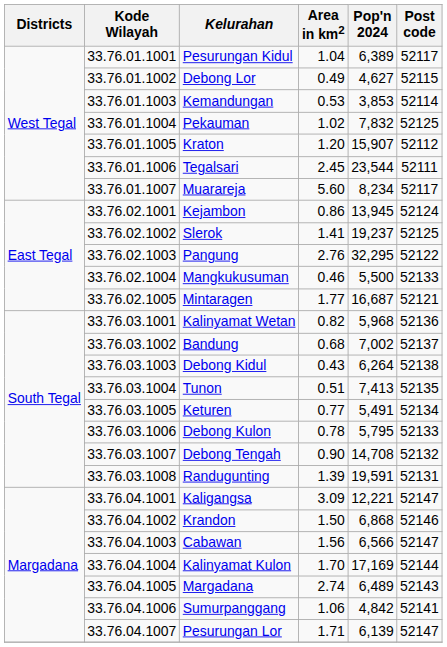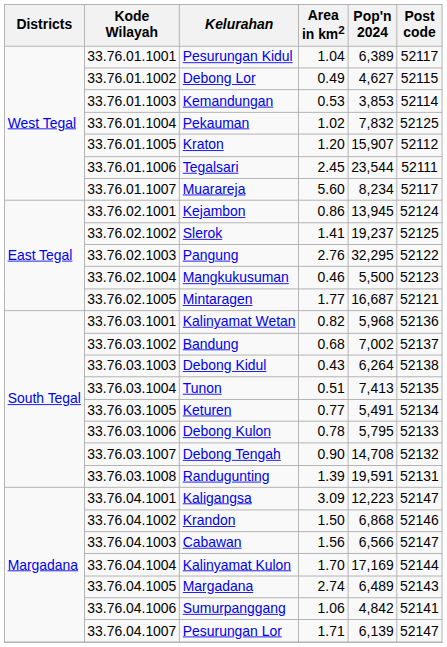(419, 277) 52133 -> (419, 277) 52123
(372, 498) 12,221 -> (372, 498) 12,223
